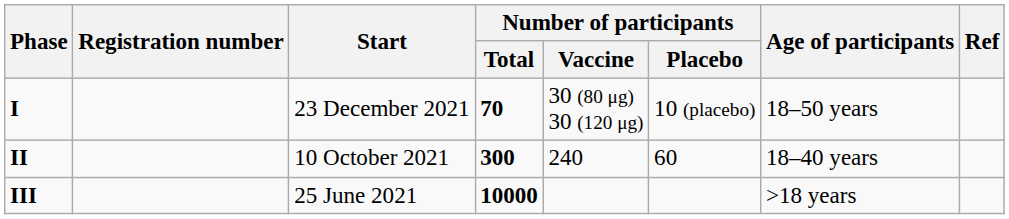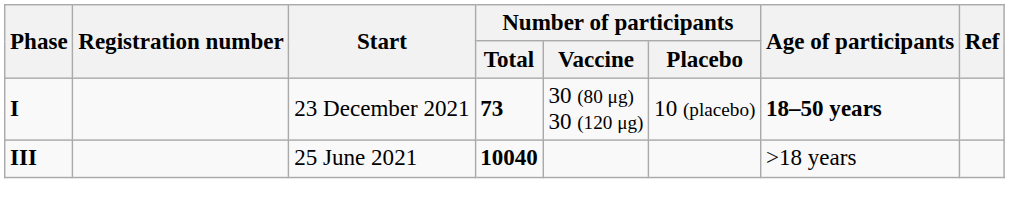(492, 108) 70 -> (492, 108) 73
(822, 108) normal -> (824, 108) bold
- row: (19, 158)
(509, 194) 10000 -> (509, 158) 10040
